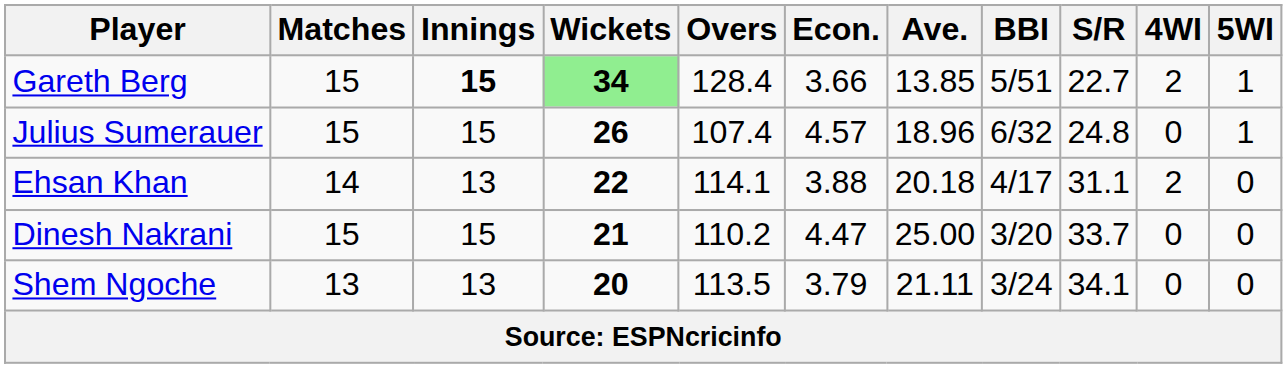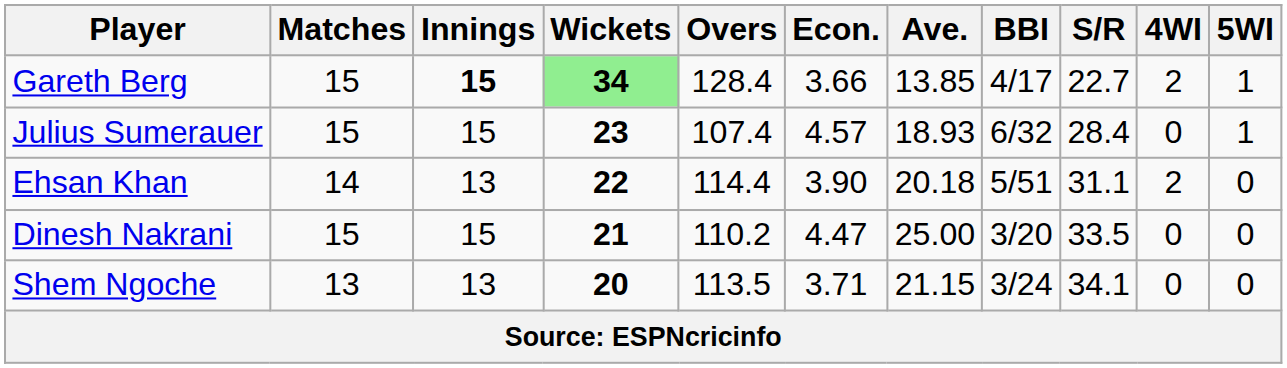(1021, 81) 5/51 -> (1021, 81) 4/17
(611, 132) 26 -> (611, 132) 23
(935, 132) 18.96 -> (935, 132) 18.93
(1099, 132) 24.8 -> (1099, 132) 28.4
(732, 183) 114.1 -> (732, 183) 114.4
(836, 183) 3.88 -> (836, 183) 3.90
(1021, 183) 4/17 -> (1021, 183) 5/51
(1099, 234) 33.7 -> (1099, 234) 33.5
(836, 285) 3.79 -> (836, 285) 3.71
(935, 285) 21.11 -> (935, 285) 21.15
